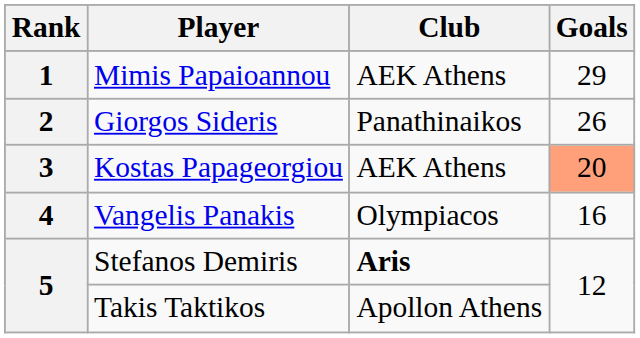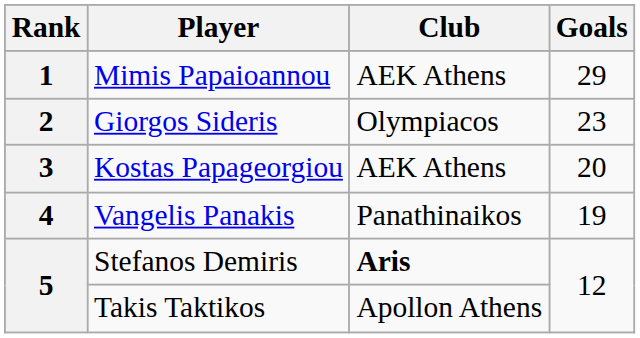(439, 121) Panathinaikos -> (428, 121) Olympiacos
(592, 121) 26 -> (592, 121) 23
(592, 167) lightsalmon background -> (592, 167) no background
(428, 214) Olympiacos -> (439, 214) Panathinaikos
(592, 214) 16 -> (592, 214) 19
